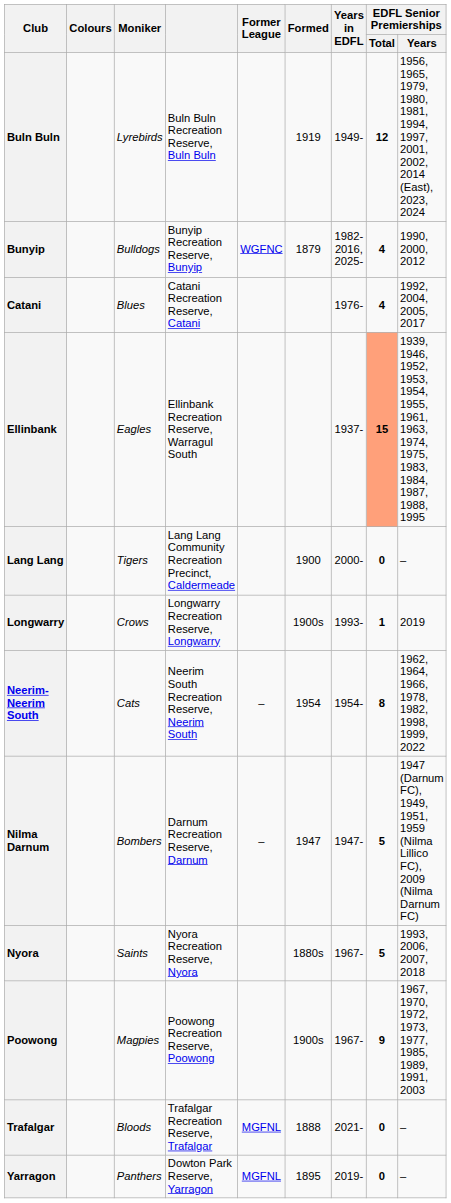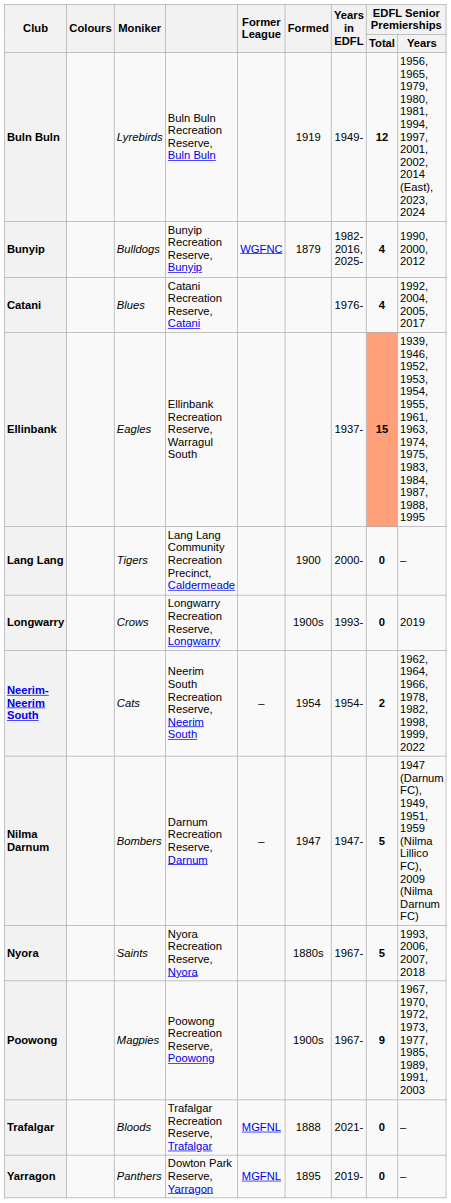(382, 622) 1 -> (382, 622) 0
(382, 703) 8 -> (382, 703) 2
